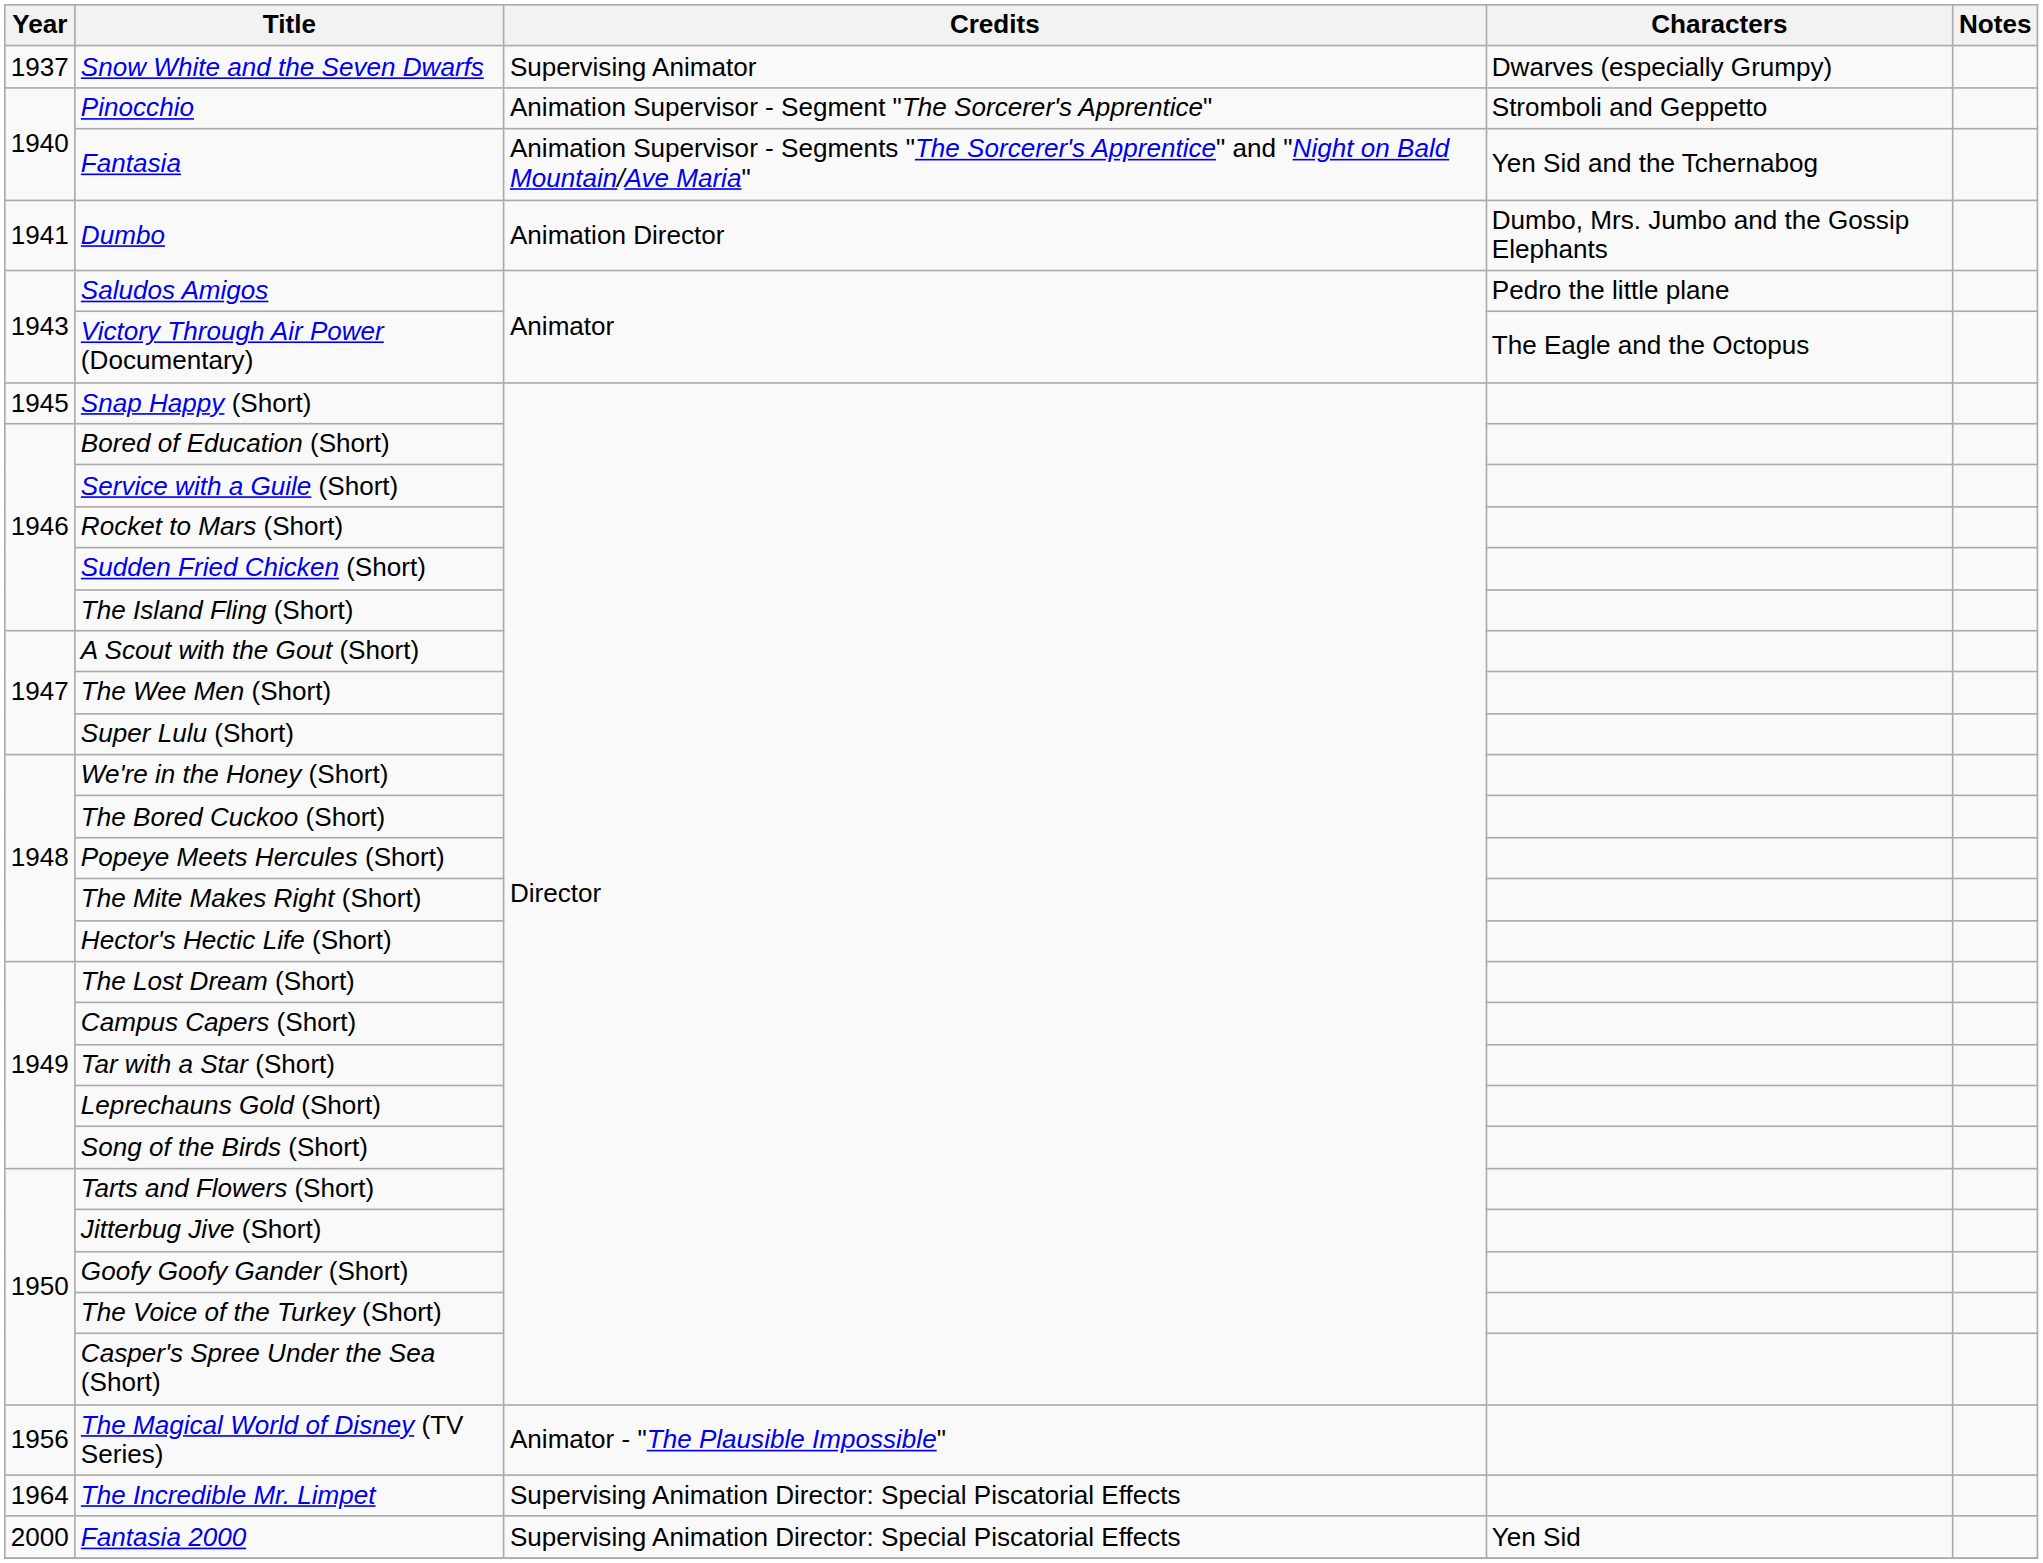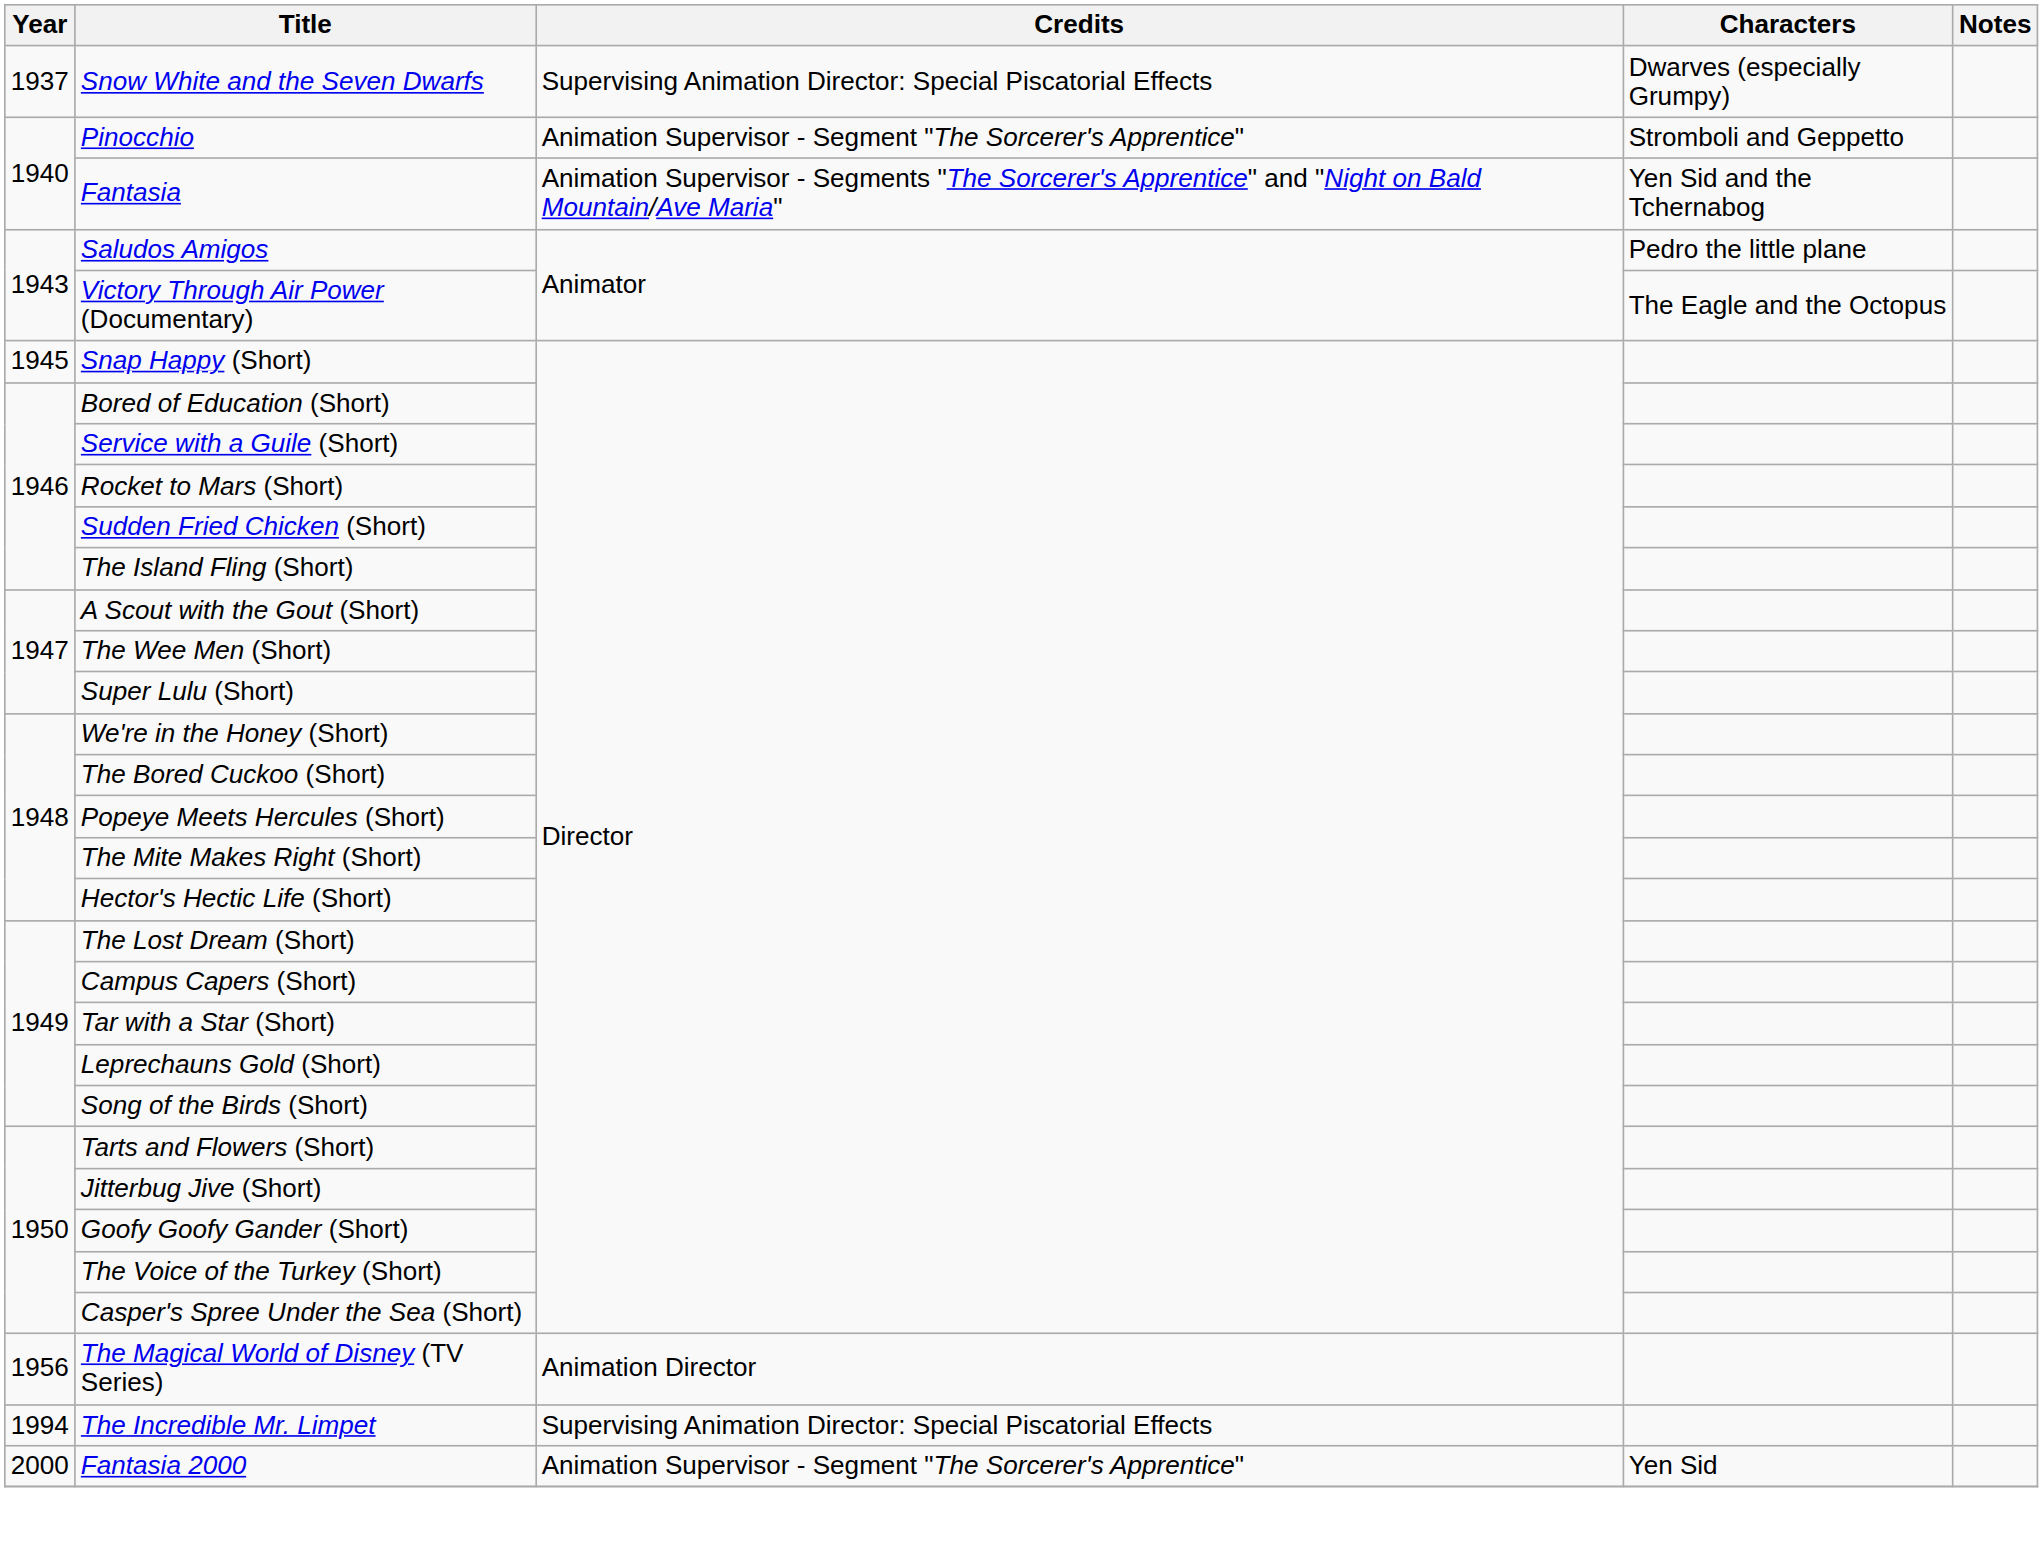(633, 66) Supervising Animator -> (877, 81) Supervising Animation Director: Special Piscatorial Effects
- row: (123, 234)
(728, 1439) Animator - "The Plausible Impossible" -> (649, 1368) Animation Director
(40, 1495) 1964 -> (40, 1424) 1994
(845, 1536) Supervising Animation Director: Special Piscatorial Effects -> (893, 1466) Animation Supervisor - Segment "The Sorcerer's Apprentice"
